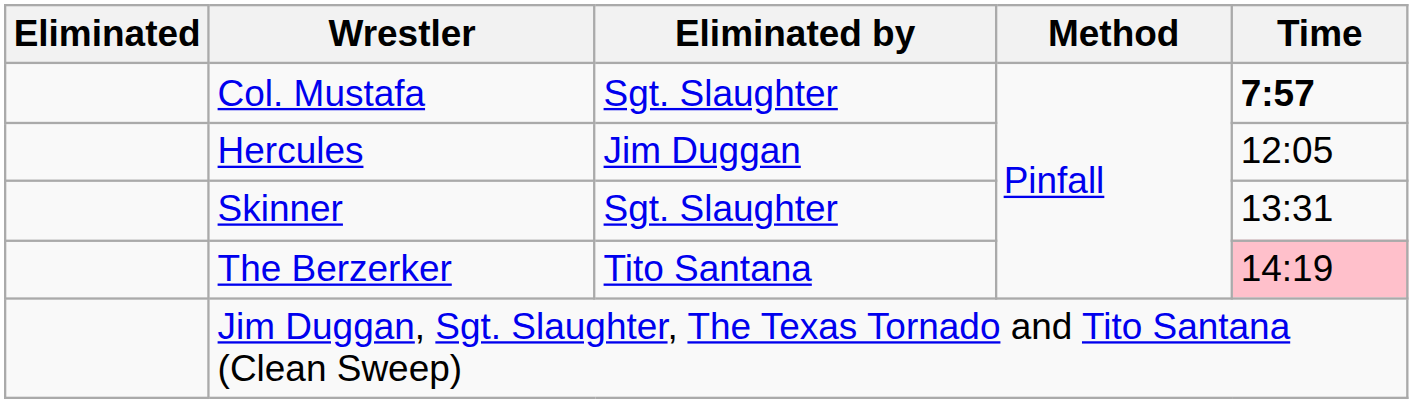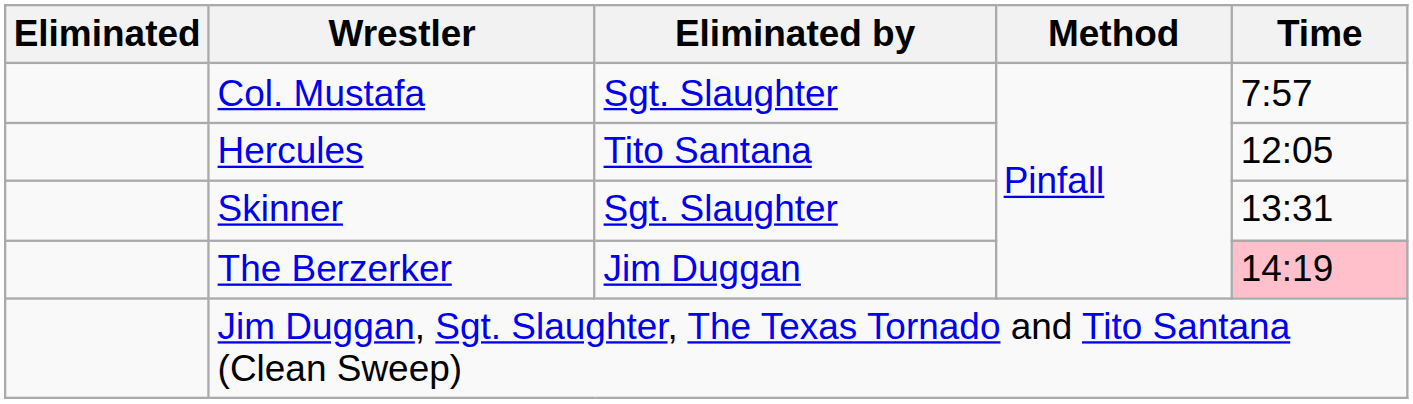(1278, 92) bold -> (1277, 92) normal
(702, 151) Jim Duggan -> (708, 151) Tito Santana
(708, 268) Tito Santana -> (702, 268) Jim Duggan
